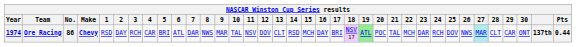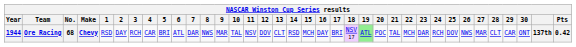(13, 33) 1974 -> (13, 33) 1944
(70, 33) 86 -> (70, 33) 68
(481, 33) paleturquoise background -> (481, 33) no background
(562, 33) 0.44 -> (562, 33) 0.42
